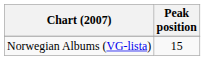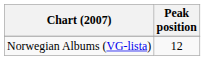(177, 45) 15 -> (177, 45) 12
